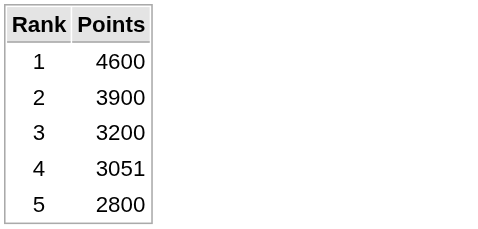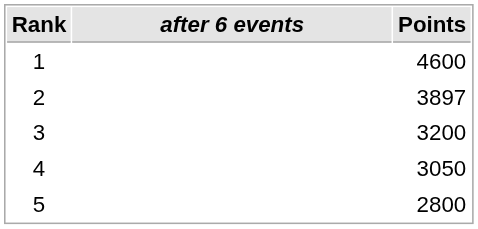+ column: (232, 24)
(121, 97) 3900 -> (441, 97) 3897
(121, 168) 3051 -> (441, 168) 3050
